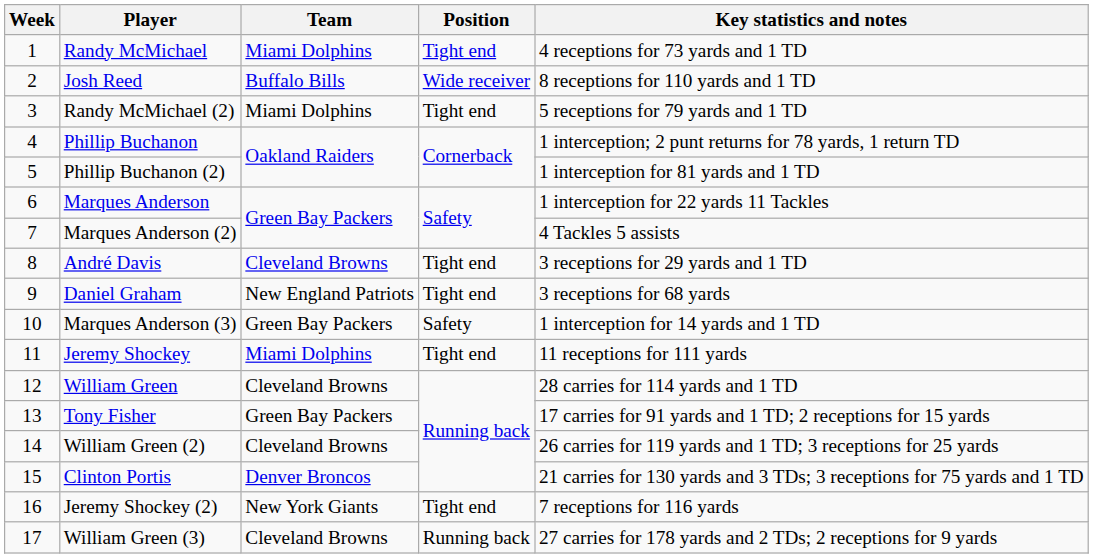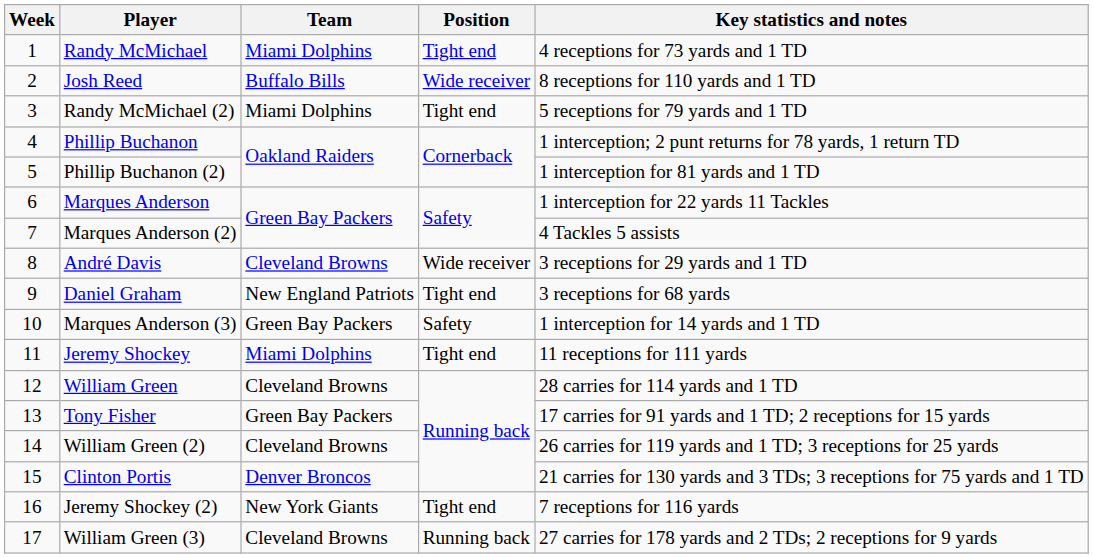(459, 263) Tight end -> (476, 263) Wide receiver
